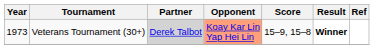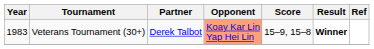(17, 32) 1973 -> (17, 32) 1983
(176, 32) lightgrey background -> (176, 32) no background
